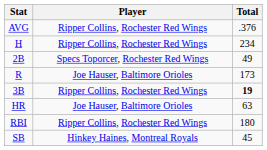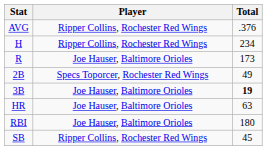rows swapped: (19, 75) <-> (19, 59)
(133, 91) Ripper Collins, Rochester Red Wings -> (133, 91) Joe Hauser, Baltimore Orioles
(133, 122) Ripper Collins, Rochester Red Wings -> (133, 122) Joe Hauser, Baltimore Orioles
(133, 138) Hinkey Haines, Montreal Royals -> (133, 138) Ripper Collins, Rochester Red Wings
